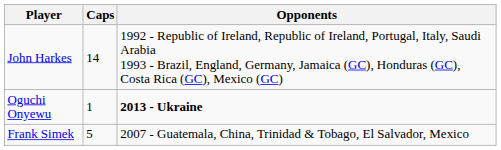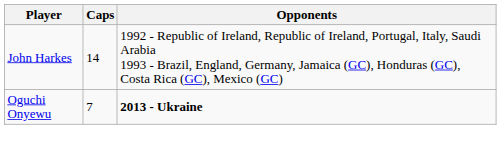(90, 106) 1 -> (90, 106) 7
- row: (41, 134)
